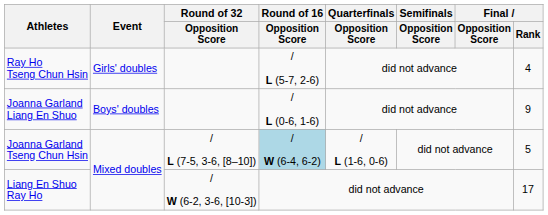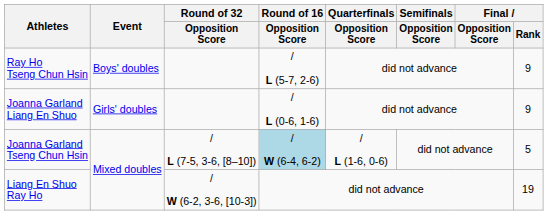(125, 69) Girls' doubles -> (126, 69) Boys' doubles
(528, 69) 4 -> (528, 69) 9
(126, 109) Boys' doubles -> (125, 109) Girls' doubles
(528, 190) 17 -> (528, 190) 19
